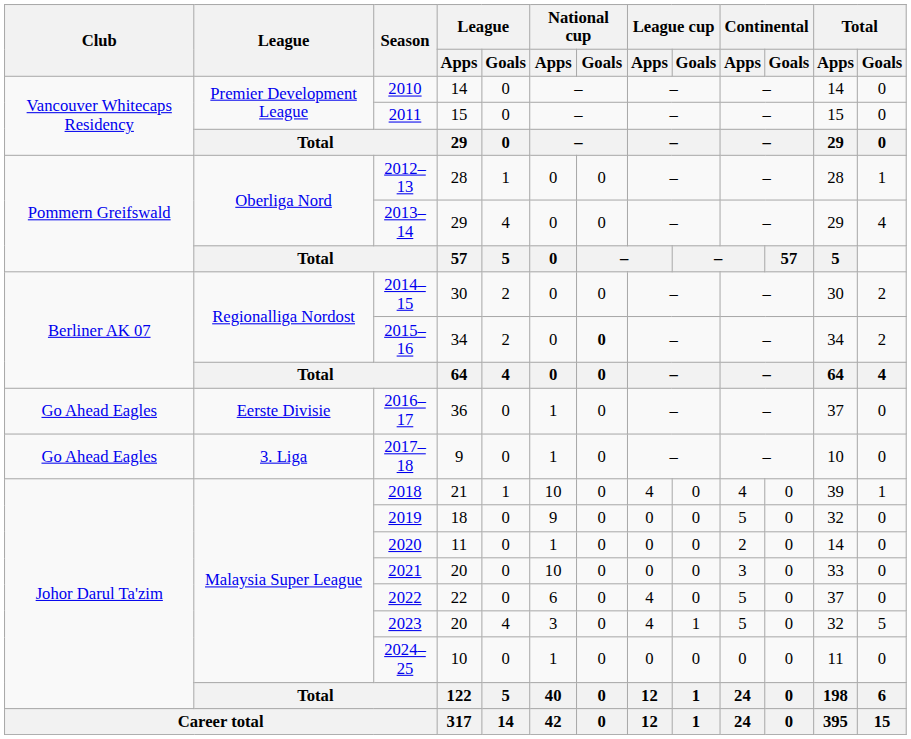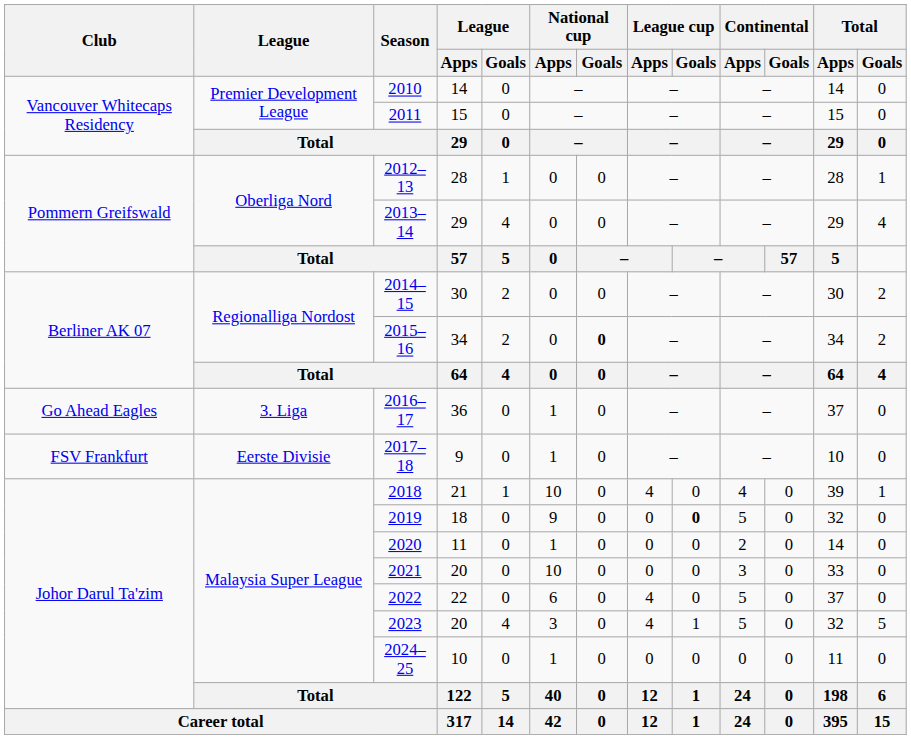(284, 410) Eerste Divisie -> (284, 410) 3. Liga
(99, 456) Go Ahead Eagles -> (99, 456) FSV Frankfurt
(284, 456) 3. Liga -> (284, 456) Eerste Divisie
(696, 518) normal -> (696, 518) bold
